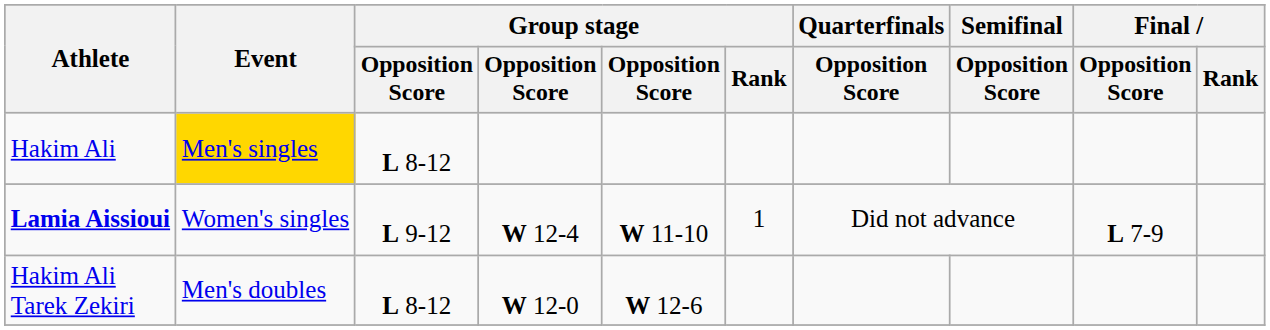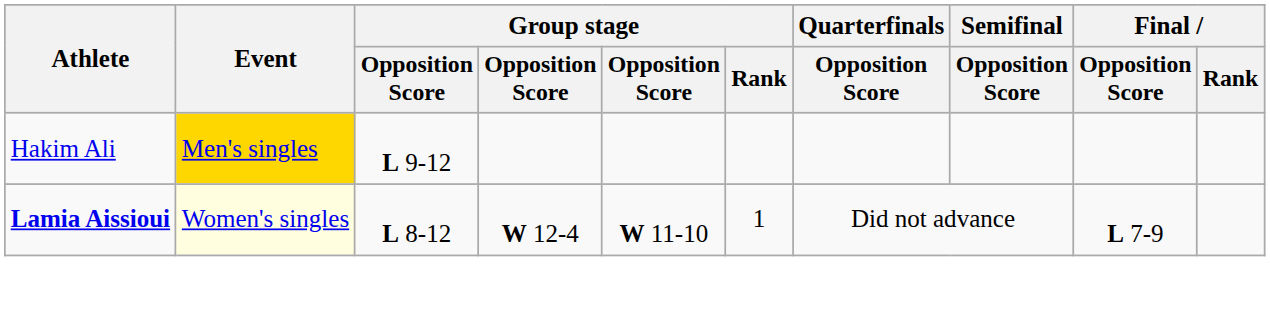(417, 163) L 8-12 -> (417, 163) L 9-12
(266, 219) no background -> (266, 219) lightyellow background
(417, 234) L 9-12 -> (417, 234) L 8-12
- row: (73, 290)
